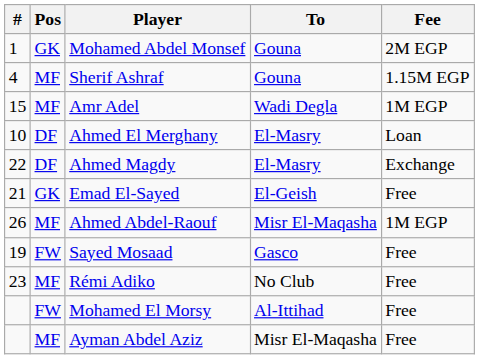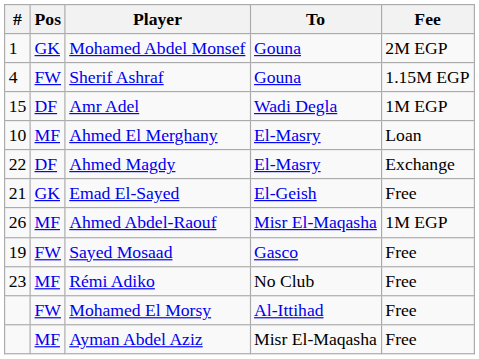(47, 77) MF -> (48, 77) FW
(47, 106) MF -> (46, 106) DF
(46, 135) DF -> (47, 135) MF
